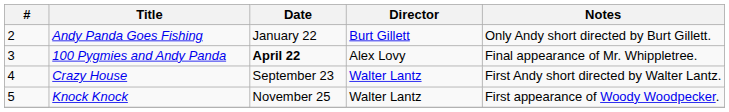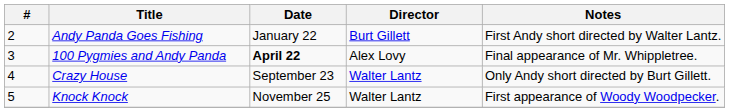(598, 35) Only Andy short directed by Burt Gillett. -> (603, 35) First Andy short directed by Walter Lantz.
(603, 76) First Andy short directed by Walter Lantz. -> (598, 76) Only Andy short directed by Burt Gillett.
